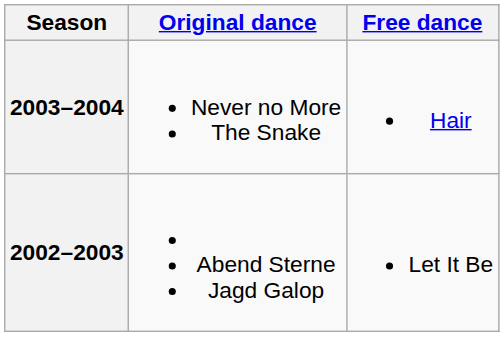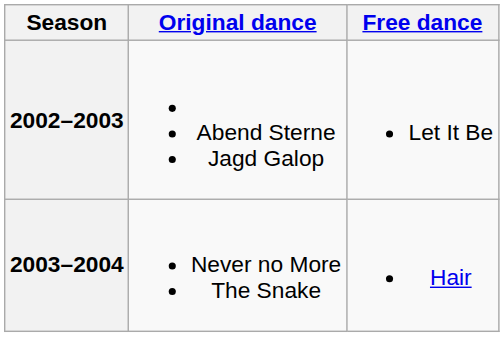rows swapped: (67, 106) <-> (67, 252)
